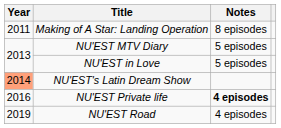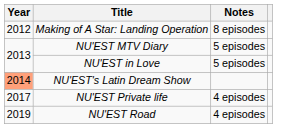(19, 30) 2011 -> (19, 30) 2012
(19, 98) 2016 -> (19, 98) 2017
(241, 98) bold -> (239, 98) normal
